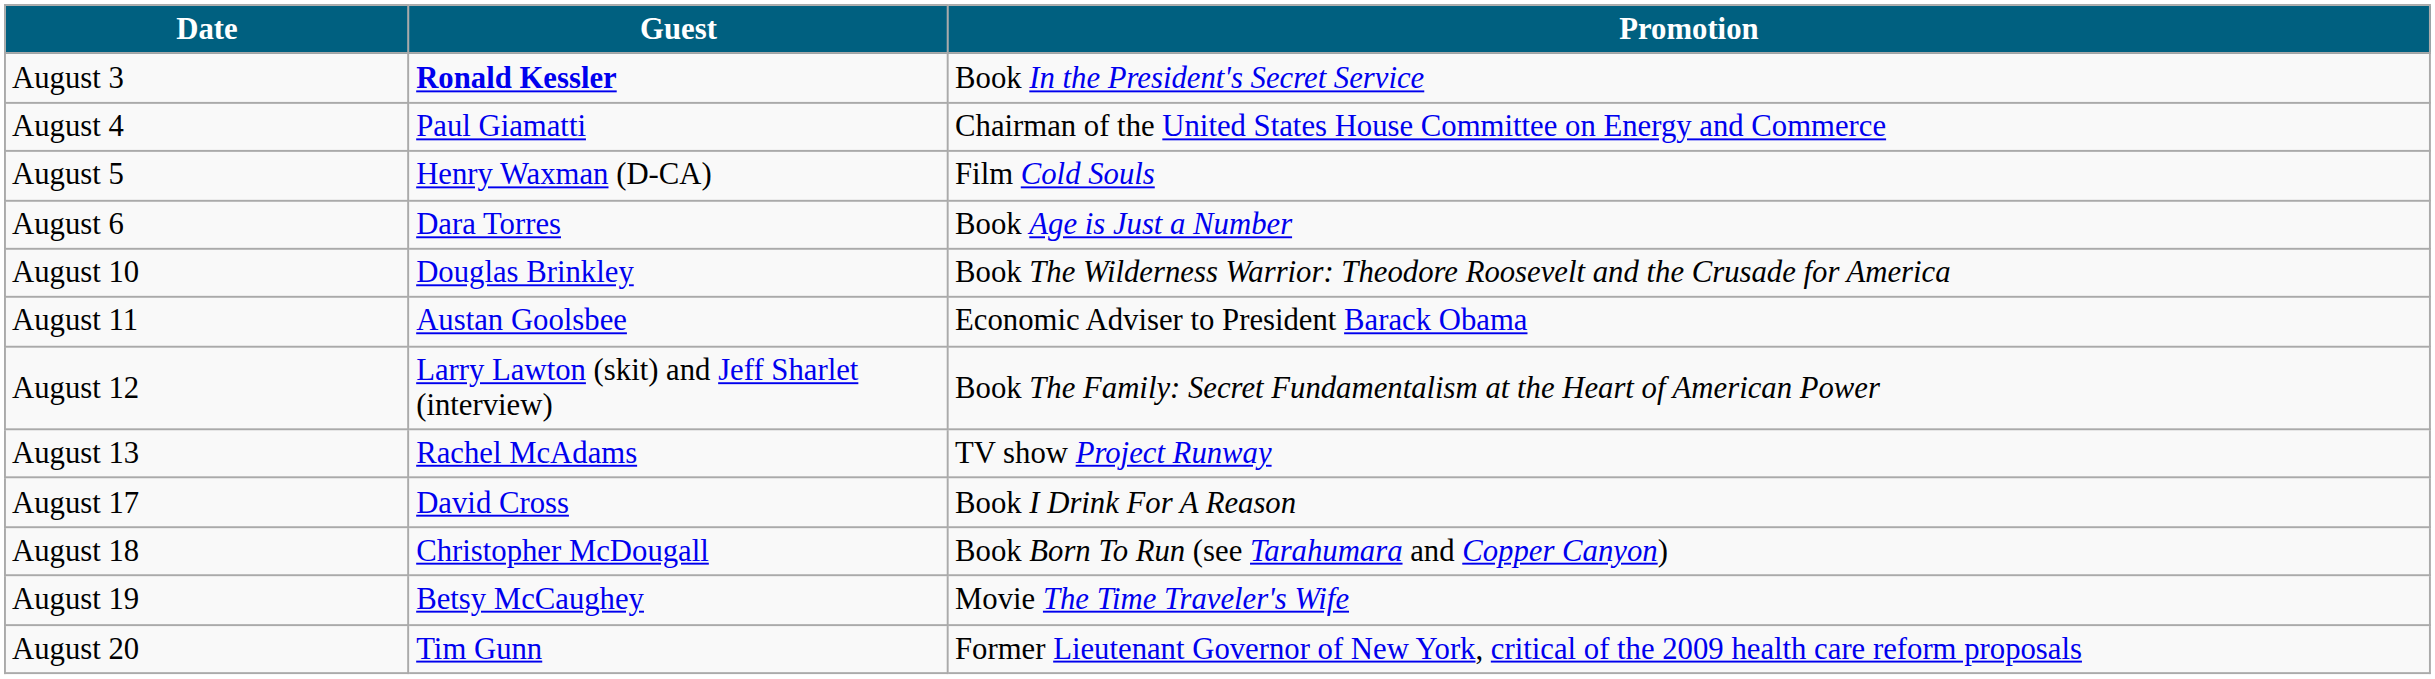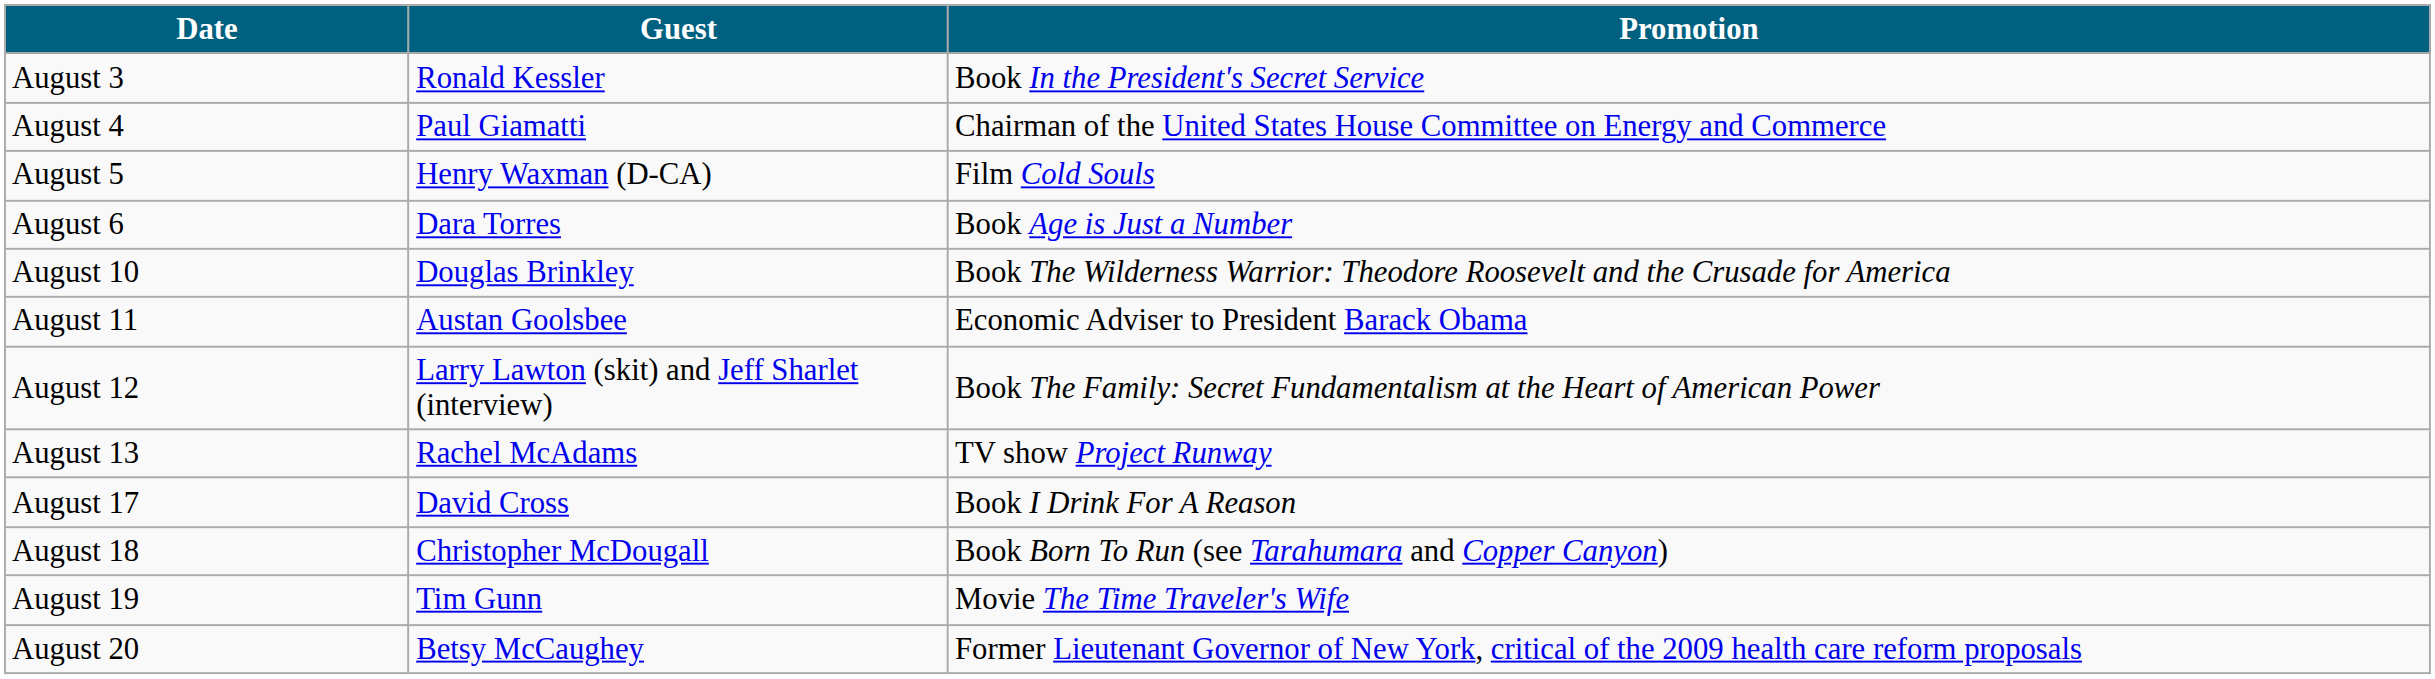(516, 77) bold -> (510, 77) normal
(530, 599) Betsy McCaughey -> (479, 599) Tim Gunn
(479, 648) Tim Gunn -> (530, 648) Betsy McCaughey
